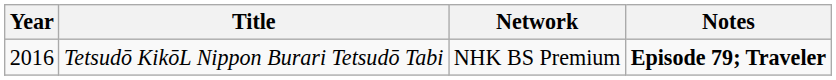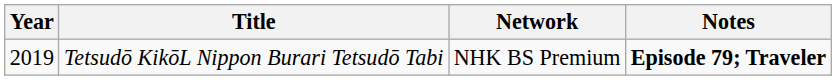(32, 57) 2016 -> (32, 57) 2019
